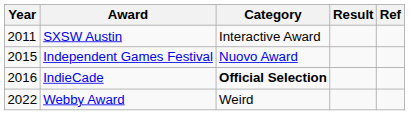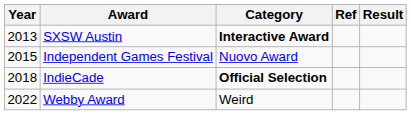columns swapped: (353, 15) <-> (390, 15)
(22, 36) 2011 -> (22, 36) 2013
(270, 36) normal -> (274, 36) bold
(22, 78) 2016 -> (22, 78) 2018
